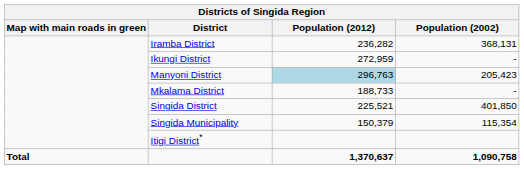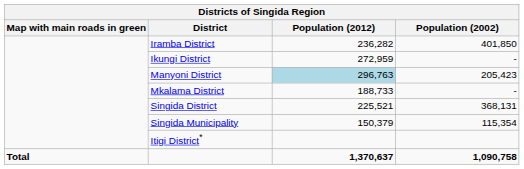(499, 43) 368,131 -> (499, 43) 401,850
(499, 106) 401,850 -> (499, 106) 368,131
